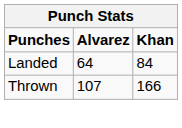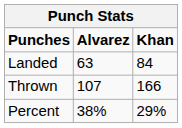(85, 63) 64 -> (85, 63) 63
+ row: (34, 110)
